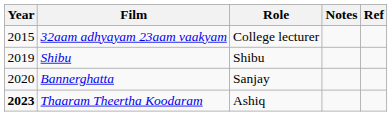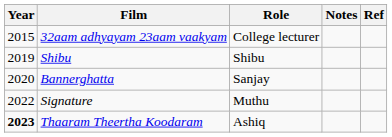+ row: (66, 100)
